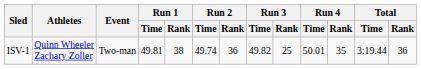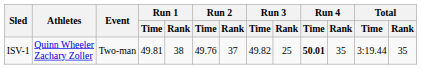(206, 51) 49.74 -> (206, 51) 49.76
(233, 51) 36 -> (233, 51) 37
(314, 51) normal -> (314, 51) bold
(403, 51) 36 -> (403, 51) 35
